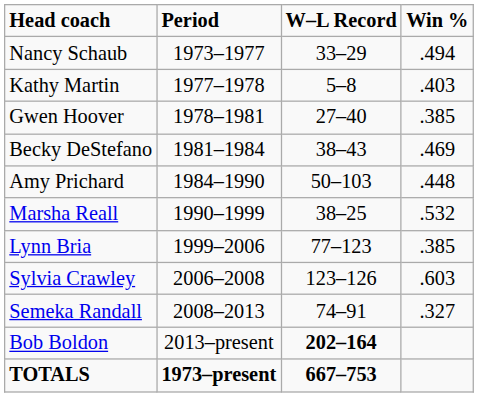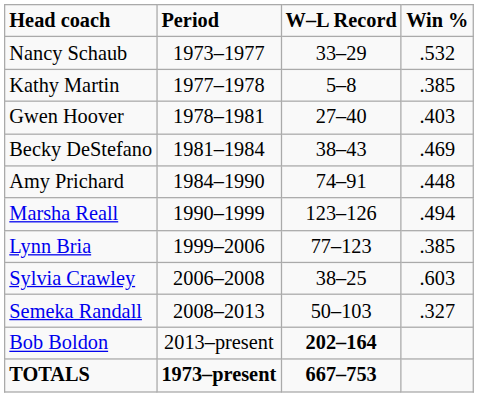(437, 52) .494 -> (437, 52) .532
(437, 85) .403 -> (437, 85) .385
(437, 117) .385 -> (437, 117) .403
(341, 181) 50–103 -> (341, 181) 74–91
(341, 213) 38–25 -> (341, 213) 123–126
(437, 213) .532 -> (437, 213) .494
(341, 278) 123–126 -> (341, 278) 38–25
(341, 310) 74–91 -> (341, 310) 50–103
